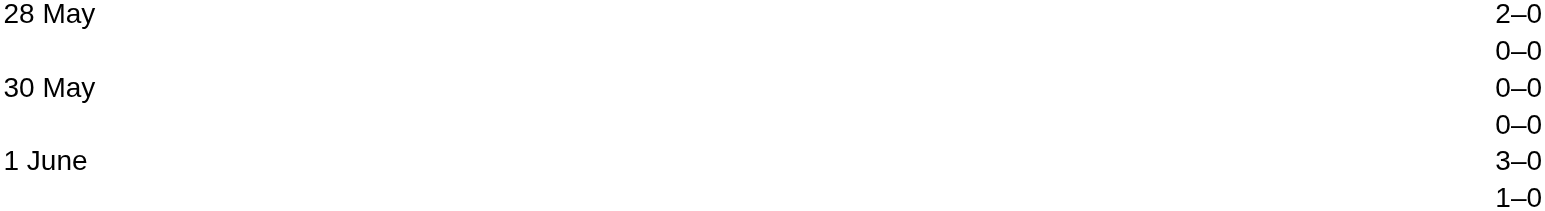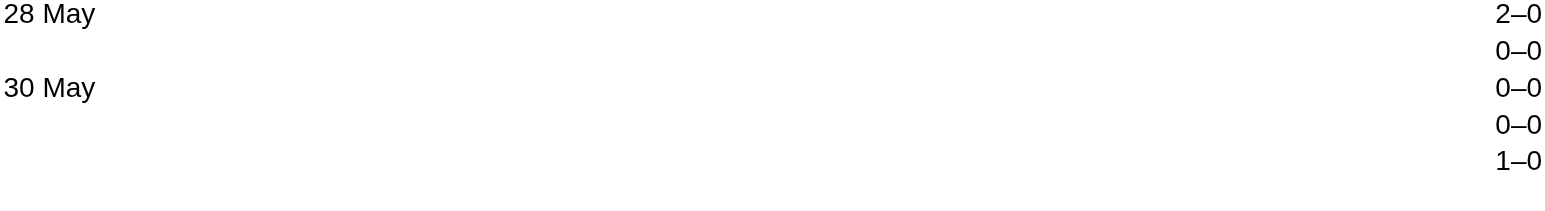- row: (46, 161)
